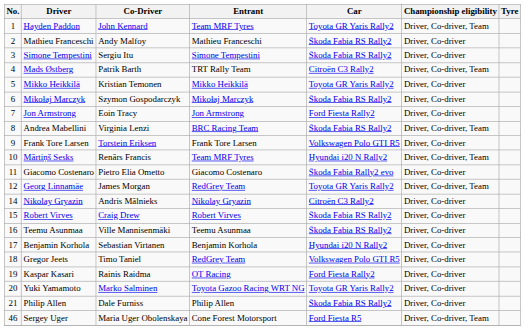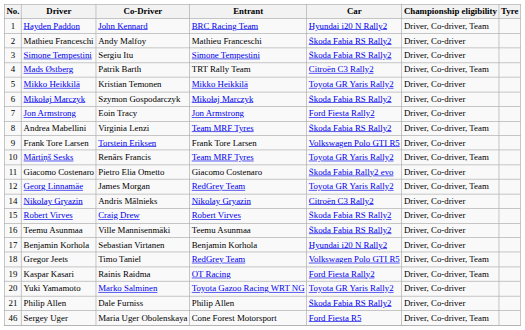(223, 25) Team MRF Tyres -> (225, 25) BRC Racing Team
(351, 25) Toyota GR Yaris Rally2 -> (348, 25) Hyundai i20 N Rally2
(225, 128) BRC Racing Team -> (223, 128) Team MRF Tyres
(348, 157) Hyundai i20 N Rally2 -> (351, 157) Toyota GR Yaris Rally2
(435, 259) Driver, Co-driver -> (446, 259) Driver, Co-driver, Team
(435, 273) Driver, Co-driver -> (446, 273) Driver, Co-driver, Team
